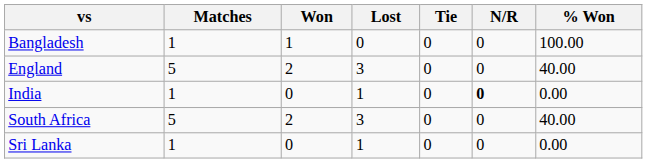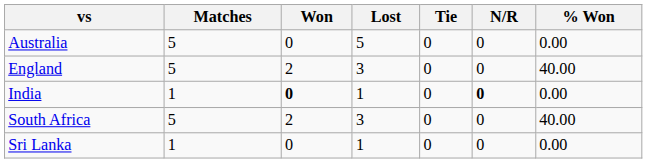+ row: (38, 42)
- row: (46, 42)
(289, 94) normal -> (289, 94) bold
